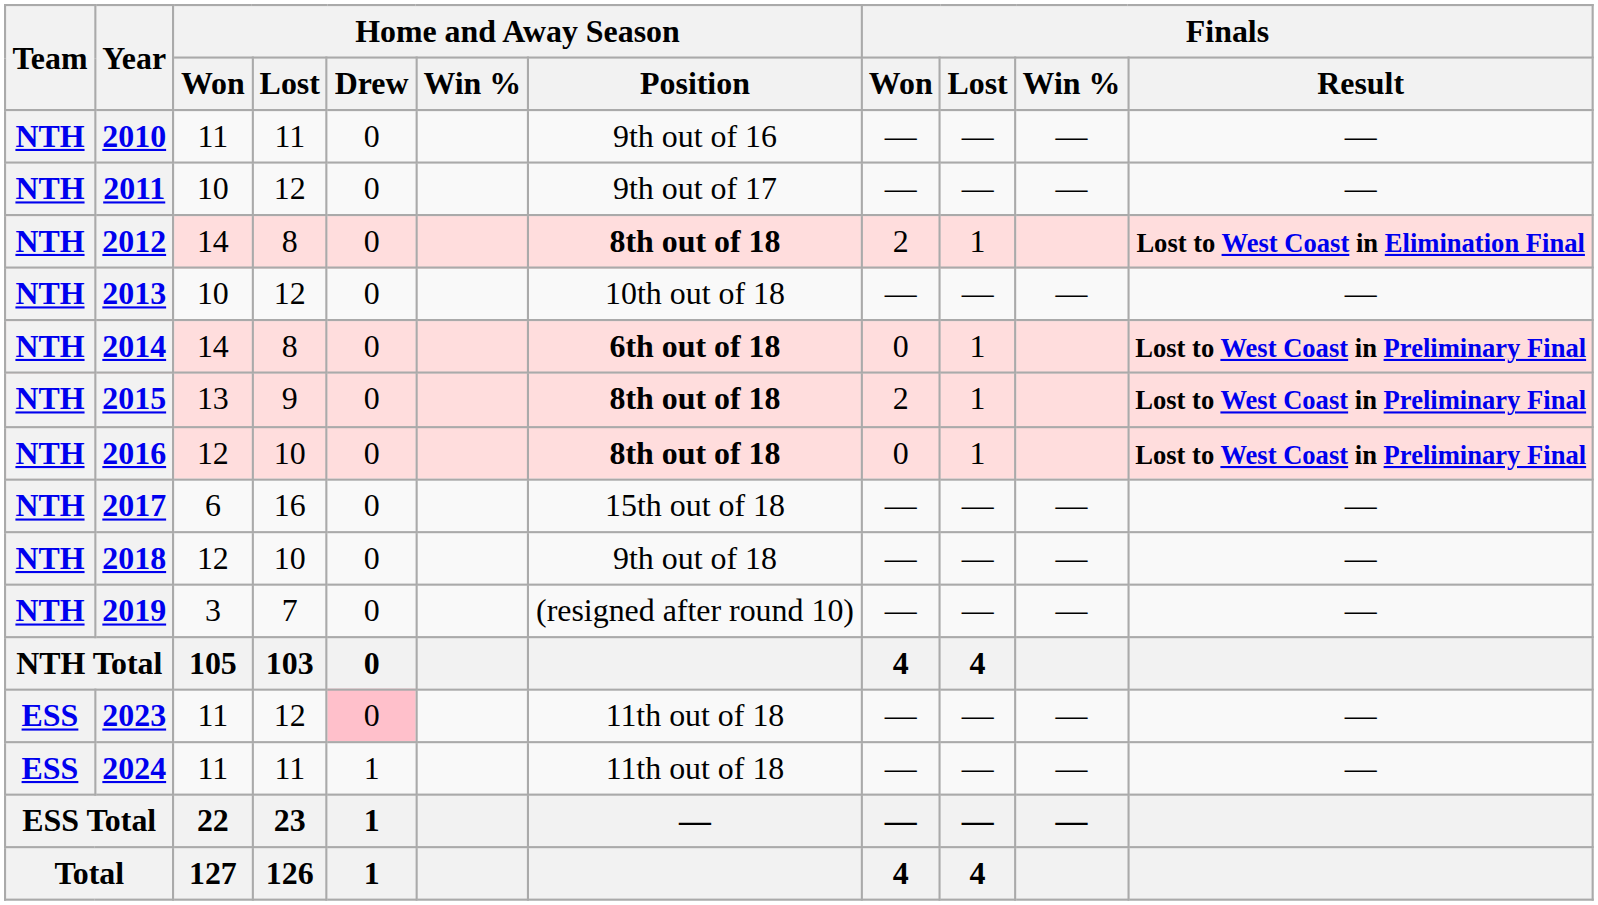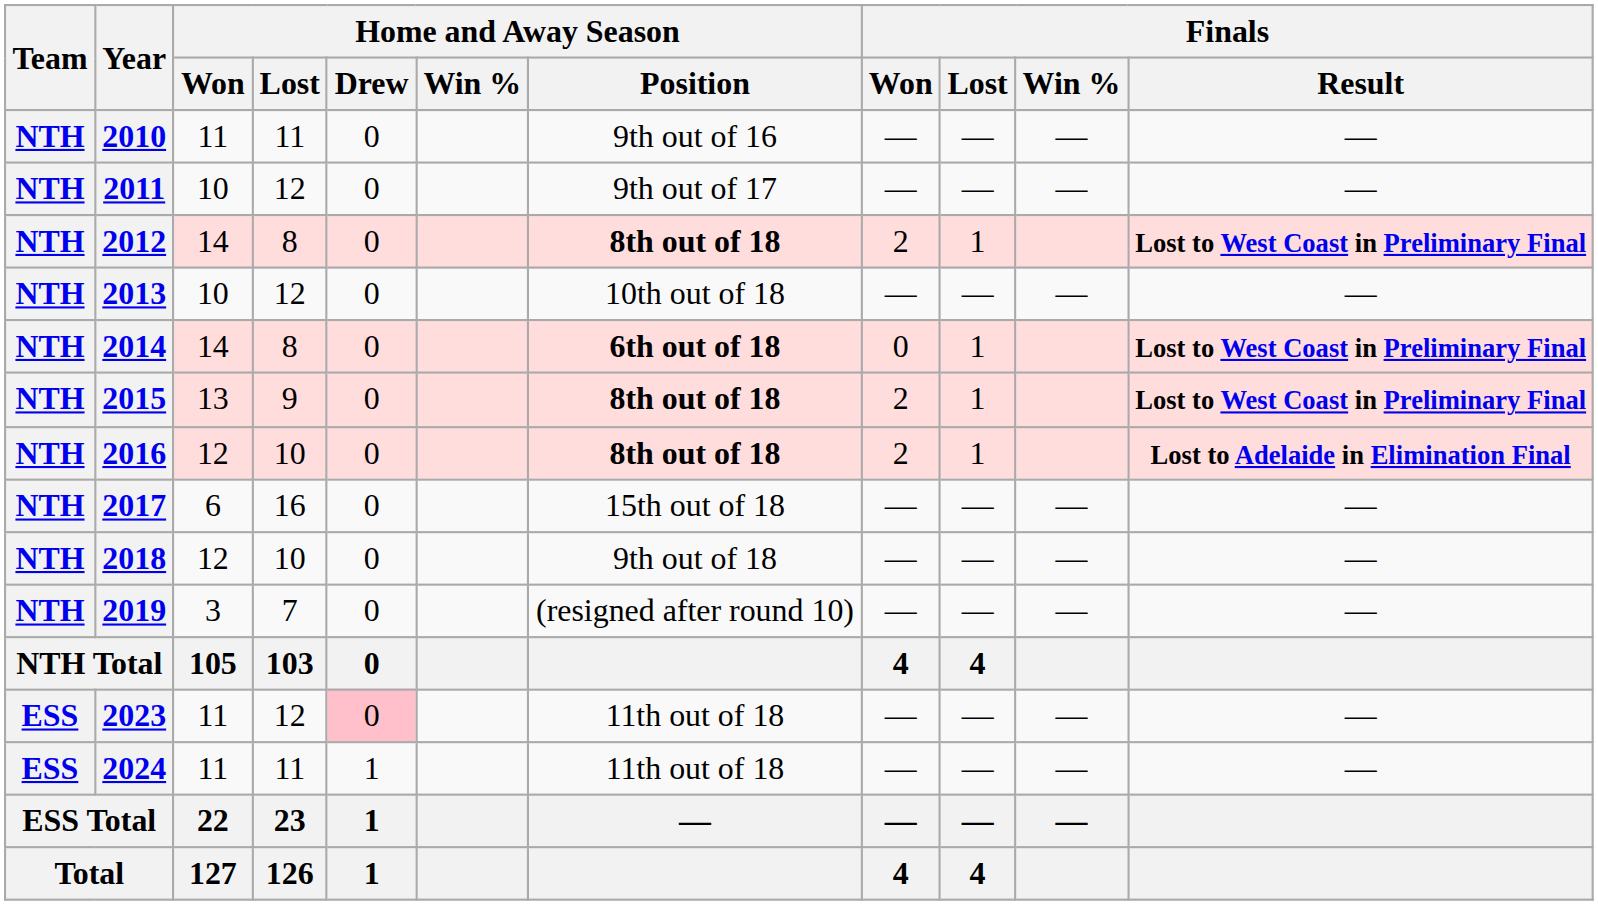(1361, 244) Lost to West Coast in Elimination Final -> (1361, 244) Lost to West Coast in Preliminary Final
(901, 452) 0 -> (901, 452) 2
(1361, 455) Lost to West Coast in Preliminary Final -> (1361, 455) Lost to Adelaide in Elimination Final
